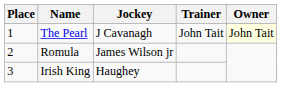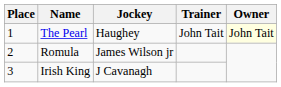(124, 33) J Cavanagh -> (118, 33) Haughey
(118, 71) Haughey -> (124, 71) J Cavanagh
